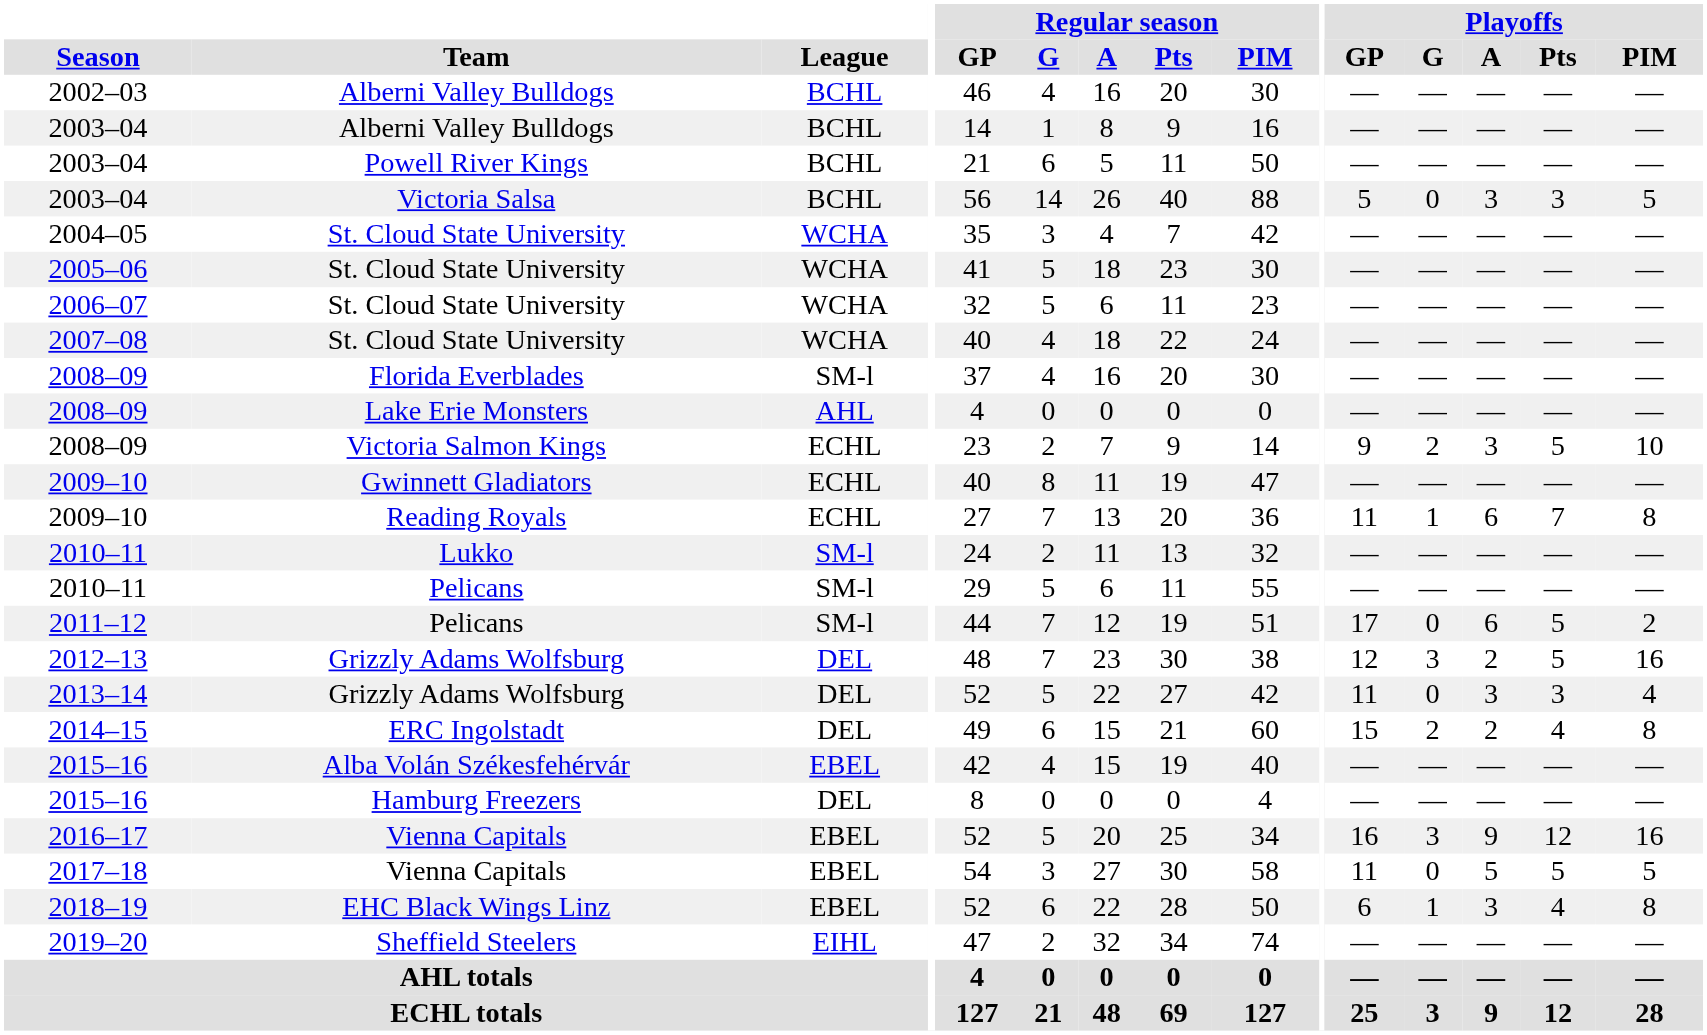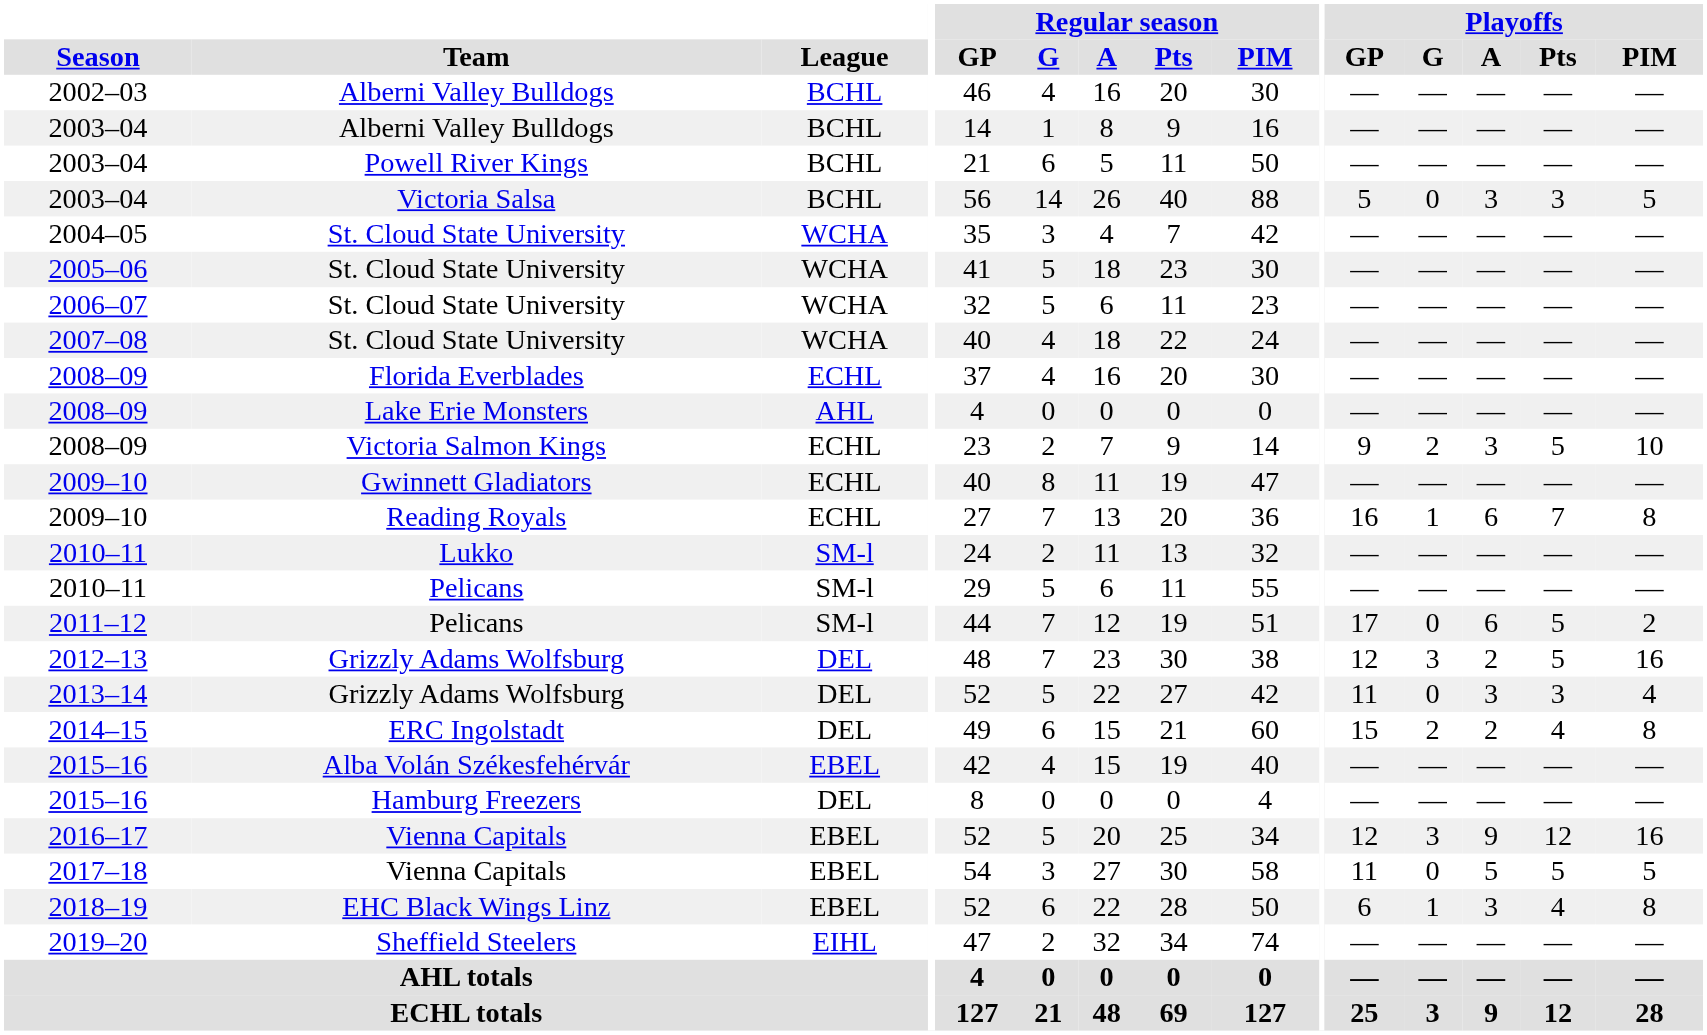(845, 375) SM-l -> (845, 375) ECHL
(1364, 516) 11 -> (1364, 516) 16
(1364, 835) 16 -> (1364, 835) 12
